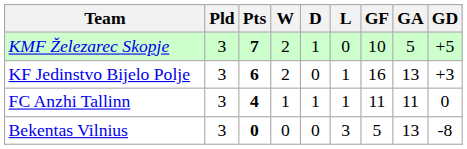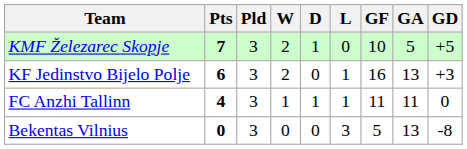columns swapped: (254, 18) <-> (222, 18)
